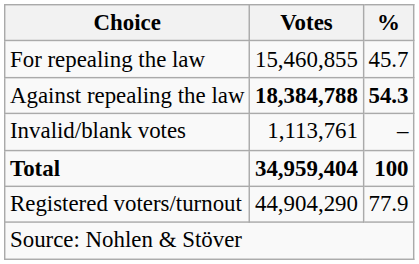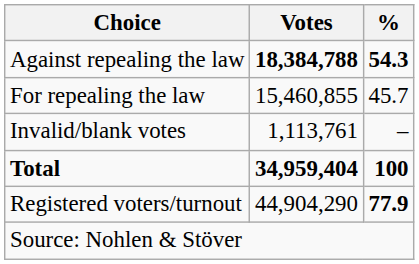rows swapped: (108, 58) <-> (127, 95)
(389, 204) normal -> (389, 204) bold
